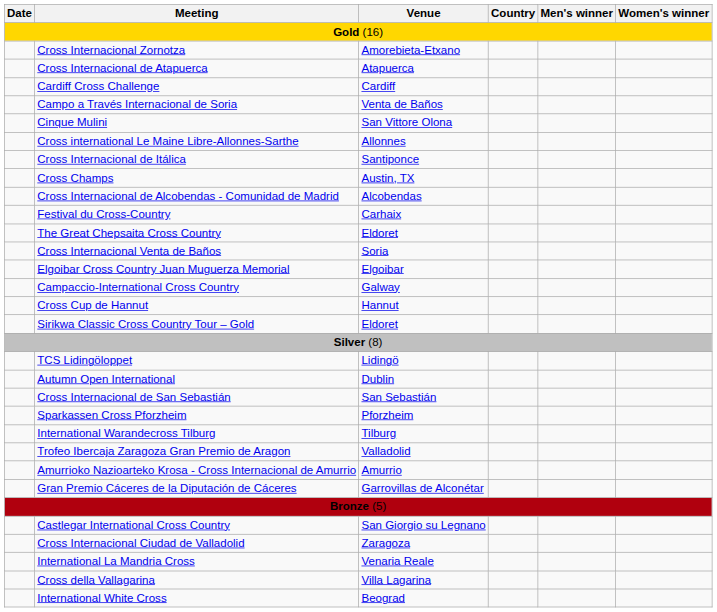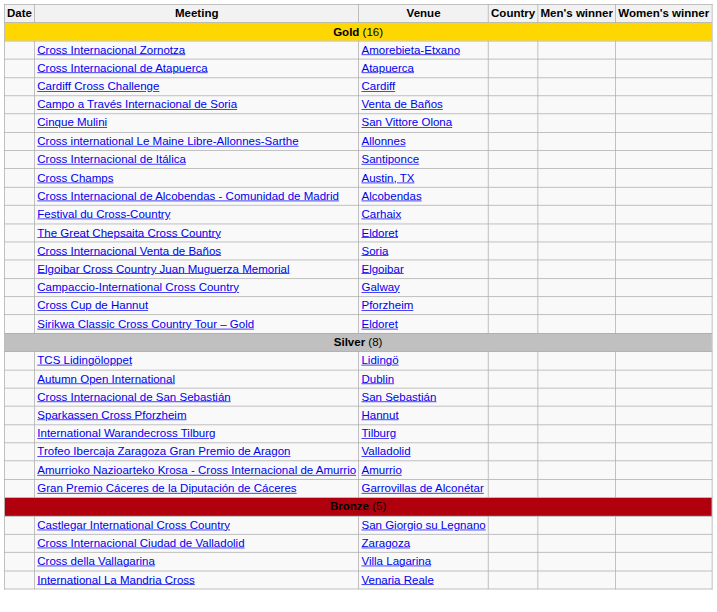(380, 305) Hannut -> (387, 305) Pforzheim
(387, 415) Pforzheim -> (380, 415) Hannut
rows swapped: (116, 561) <-> (96, 580)
- row: (102, 598)
